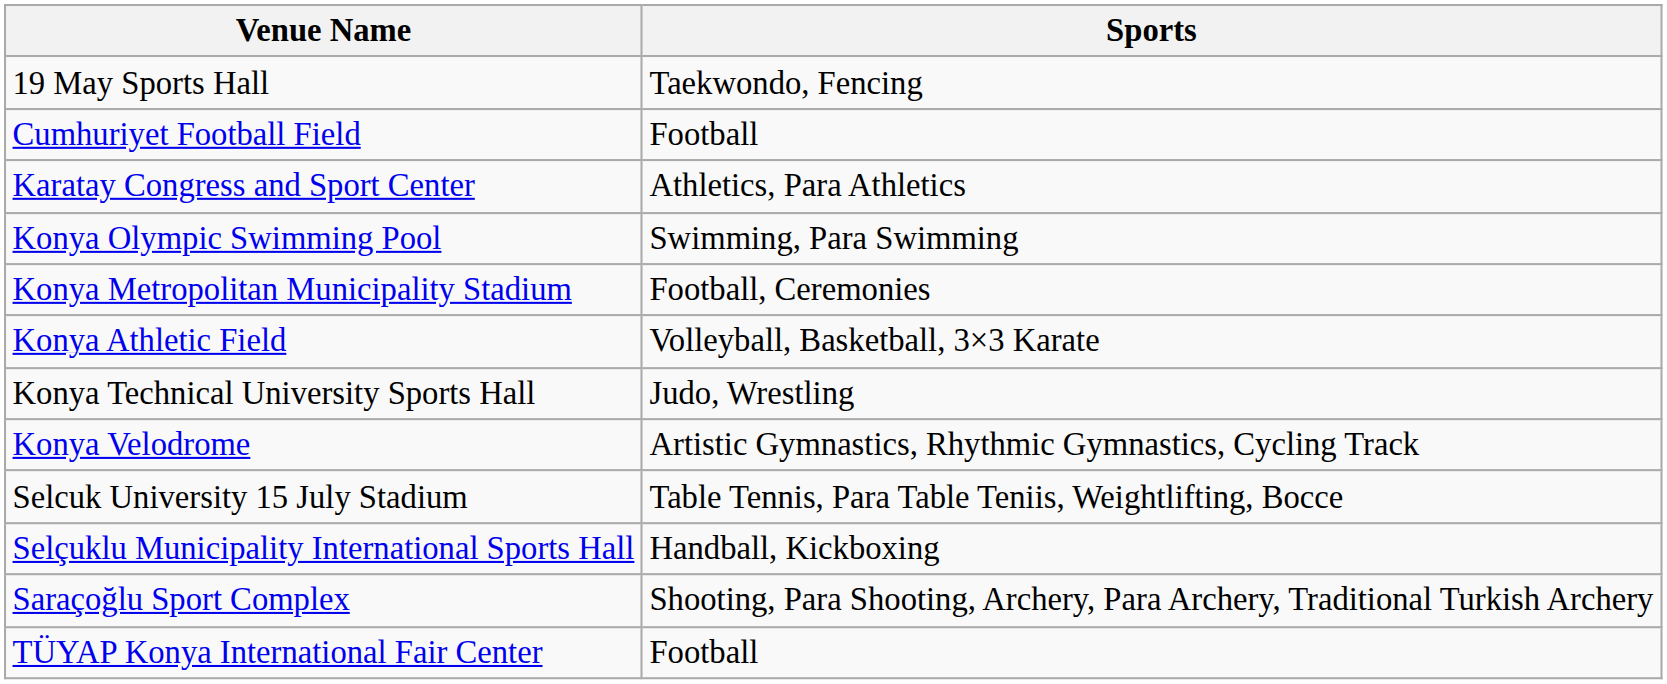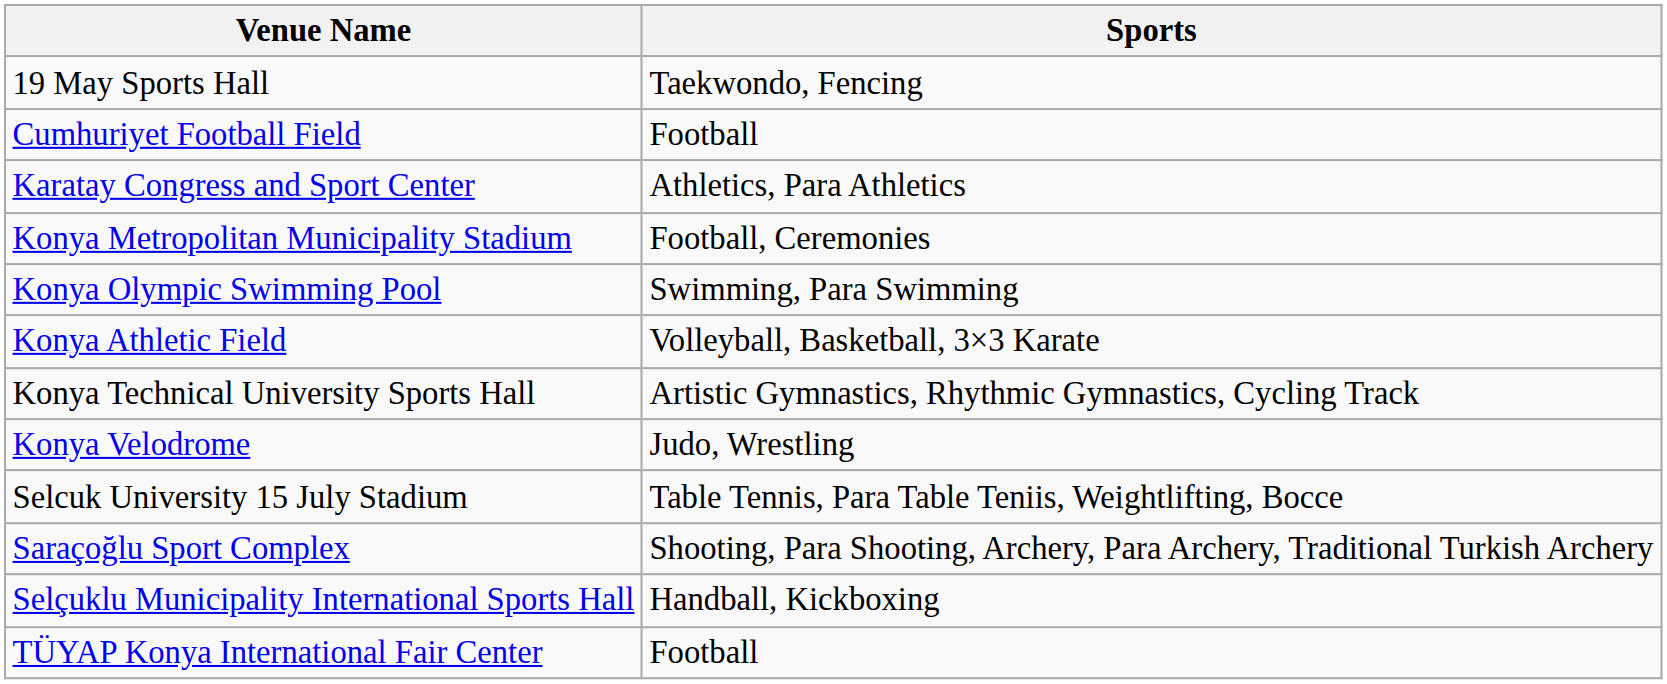rows swapped: (292, 289) <-> (227, 237)
(752, 392) Judo, Wrestling -> (1034, 392) Artistic Gymnastics, Rhythmic Gymnastics, Cycling Track
(1034, 444) Artistic Gymnastics, Rhythmic Gymnastics, Cycling Track -> (752, 444) Judo, Wrestling
rows swapped: (323, 548) <-> (181, 599)
